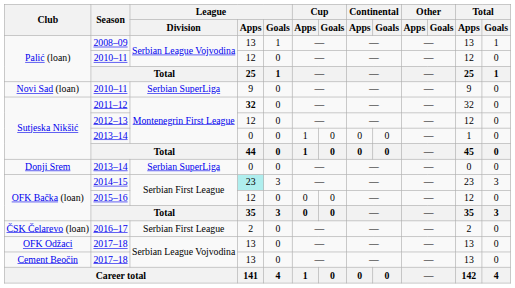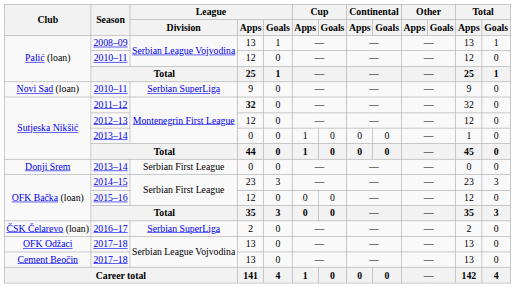(184, 167) Serbian SuperLiga -> (184, 167) Serbian First League
(251, 182) paleturquoise background -> (251, 182) no background
(184, 228) Serbian First League -> (184, 228) Serbian SuperLiga
